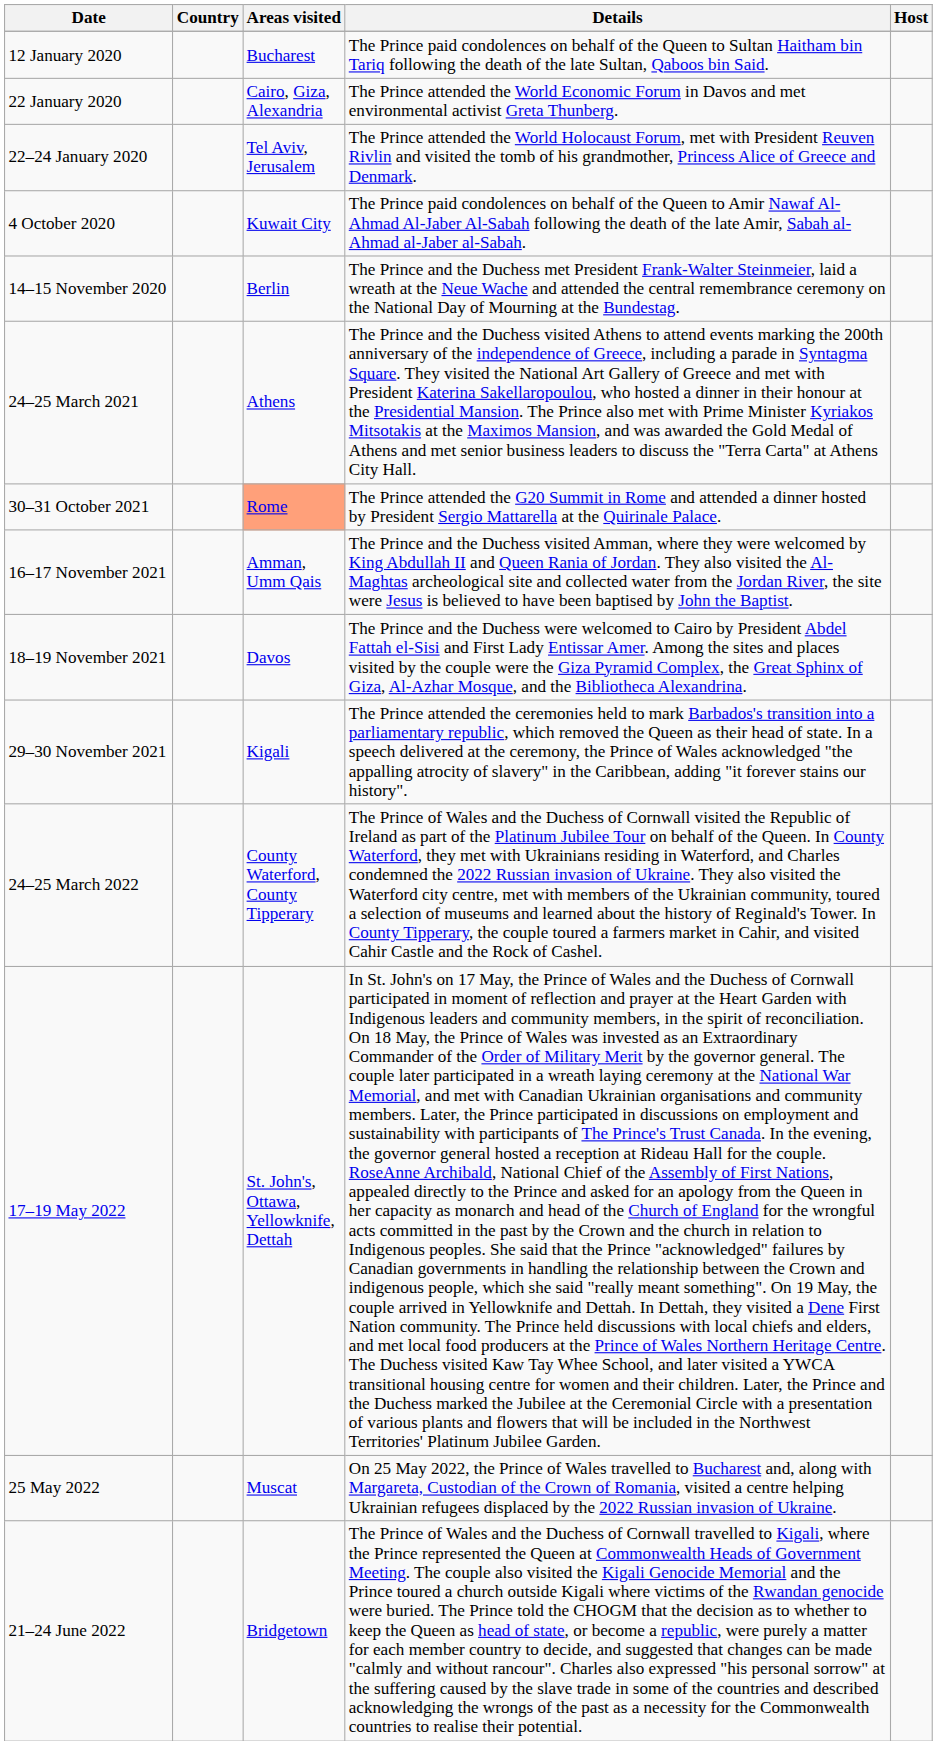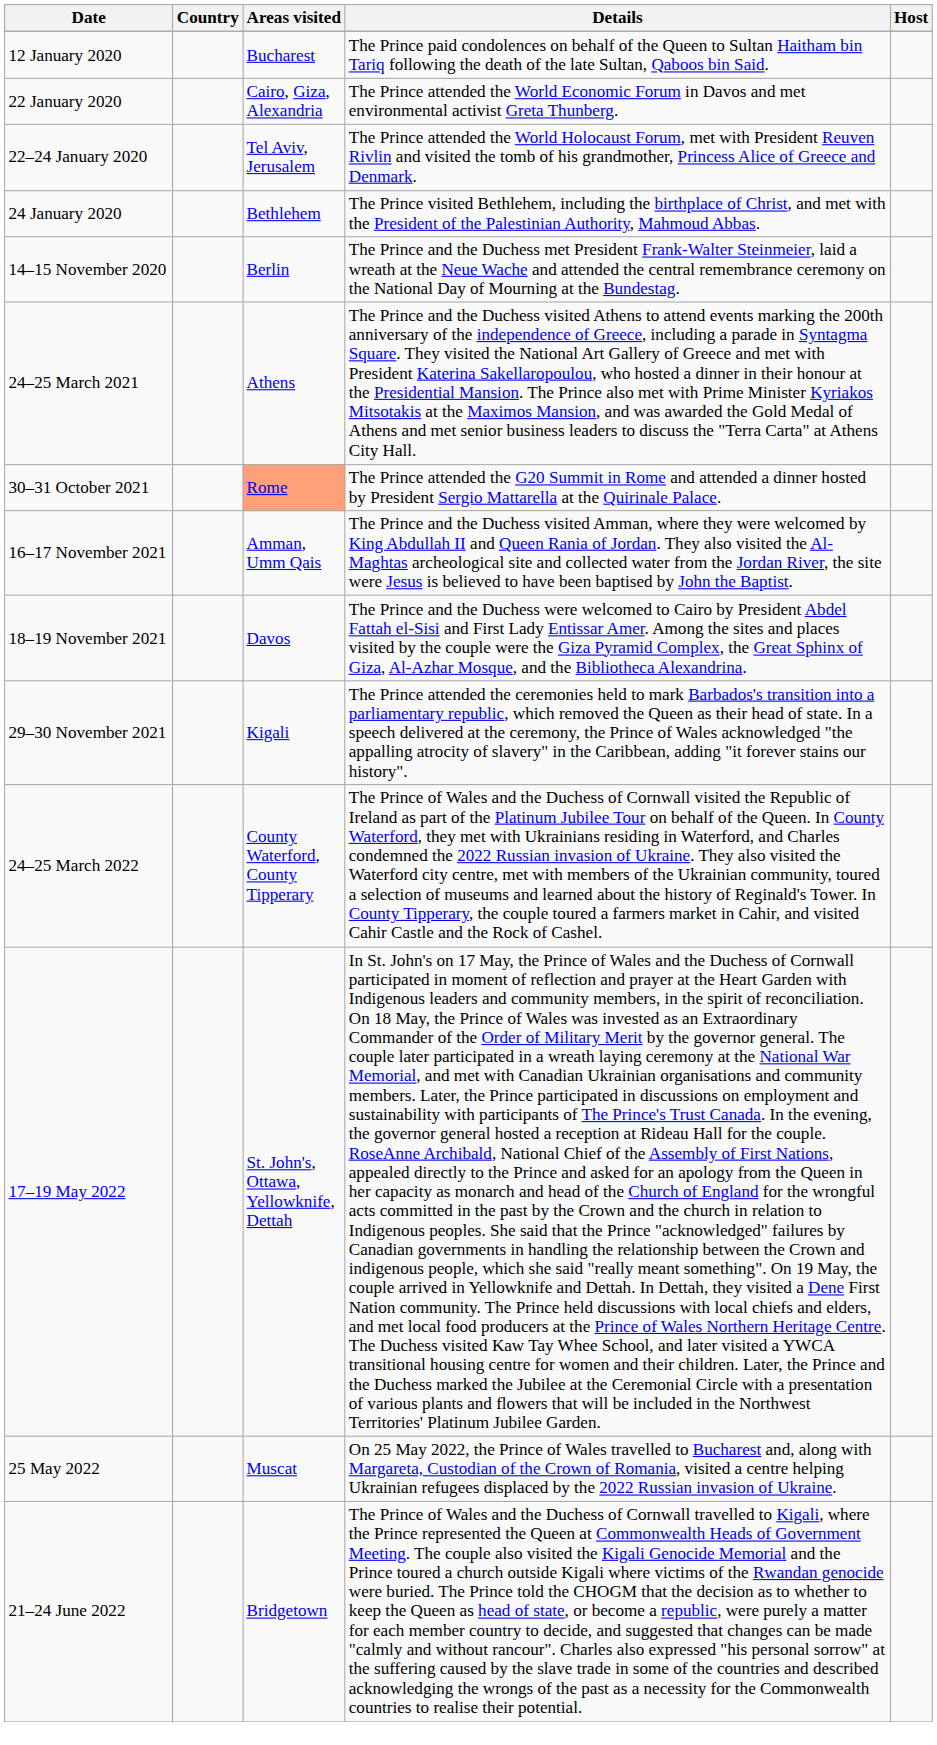+ row: (65, 213)
- row: (62, 222)
